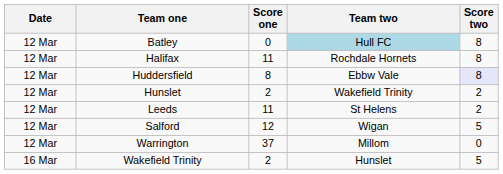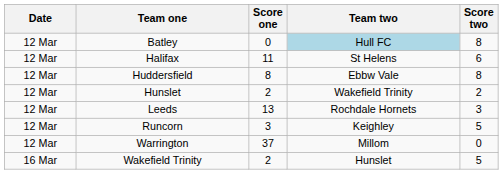(373, 59) Rochdale Hornets -> (373, 59) St Helens
(479, 59) 8 -> (479, 59) 6
(479, 76) lavender background -> (479, 76) no background
(268, 110) 11 -> (268, 110) 13
(373, 110) St Helens -> (373, 110) Rochdale Hornets
(479, 110) 2 -> (479, 110) 3
+ row: (162, 127)
- row: (162, 127)
